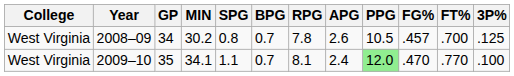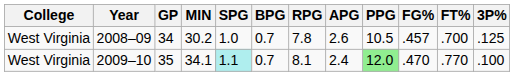(228, 37) 0.8 -> (228, 37) 1.0
(228, 60) no background -> (228, 60) paleturquoise background
